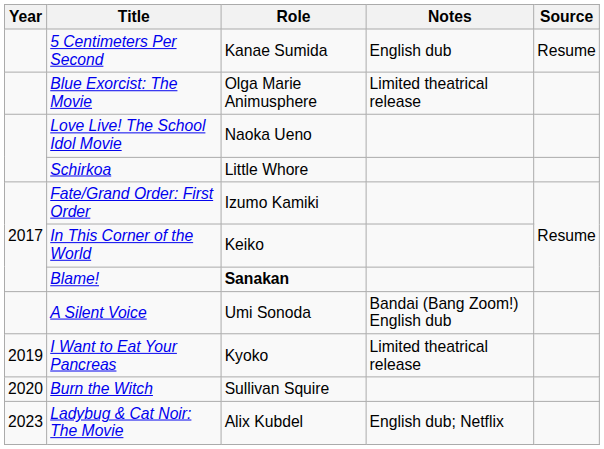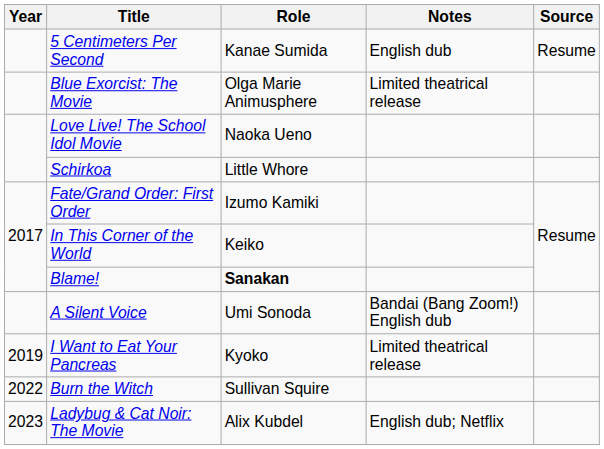(26, 389) 2020 -> (26, 389) 2022
